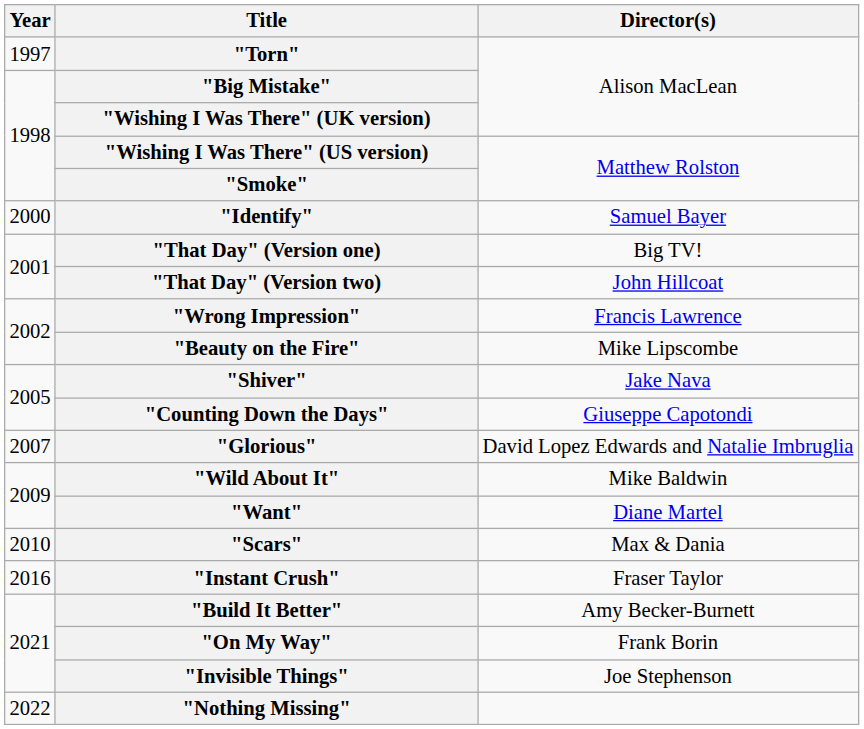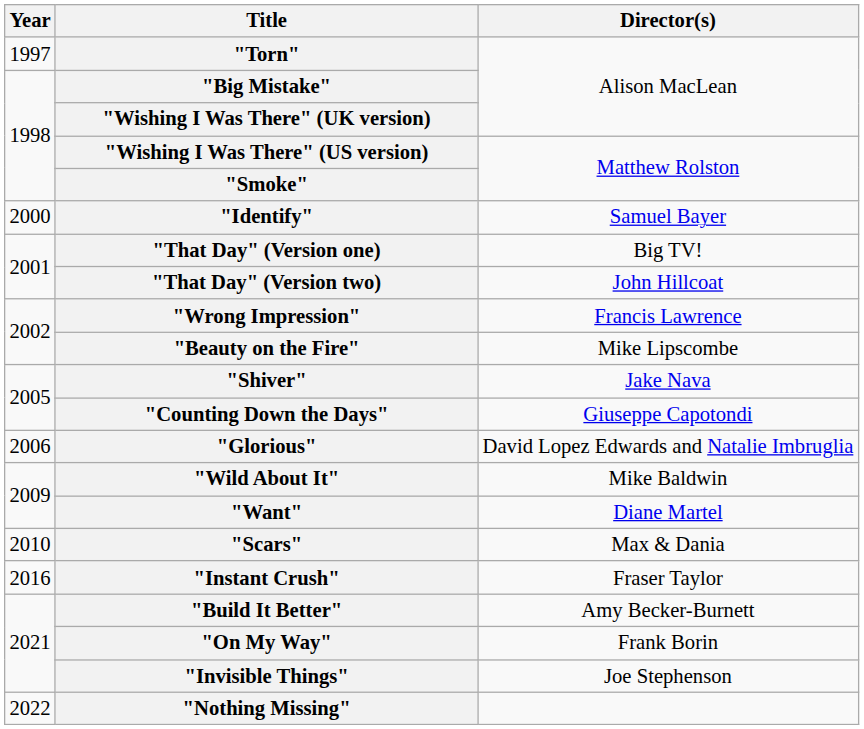(30, 446) 2007 -> (30, 446) 2006
